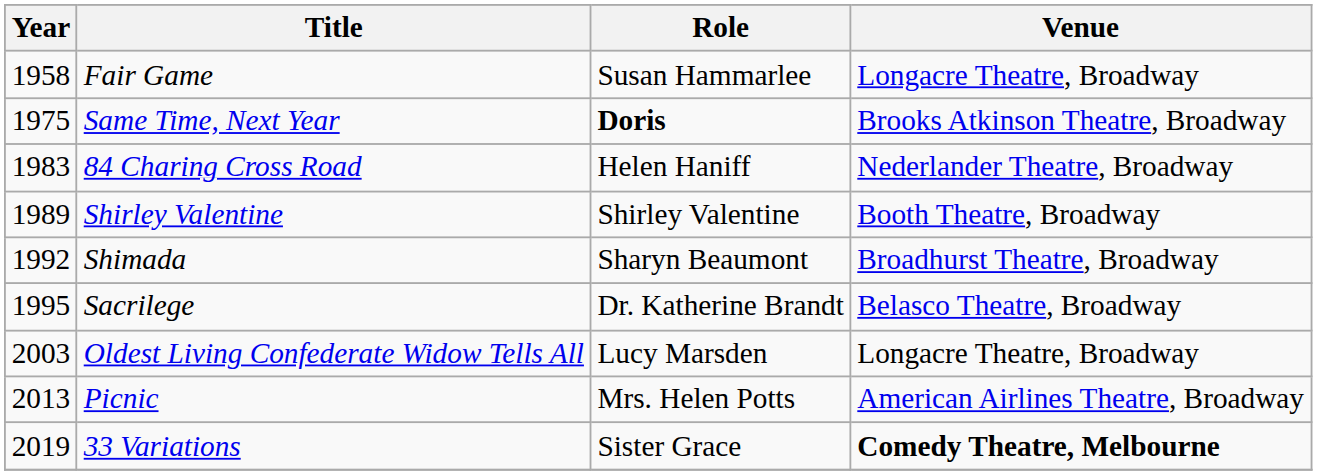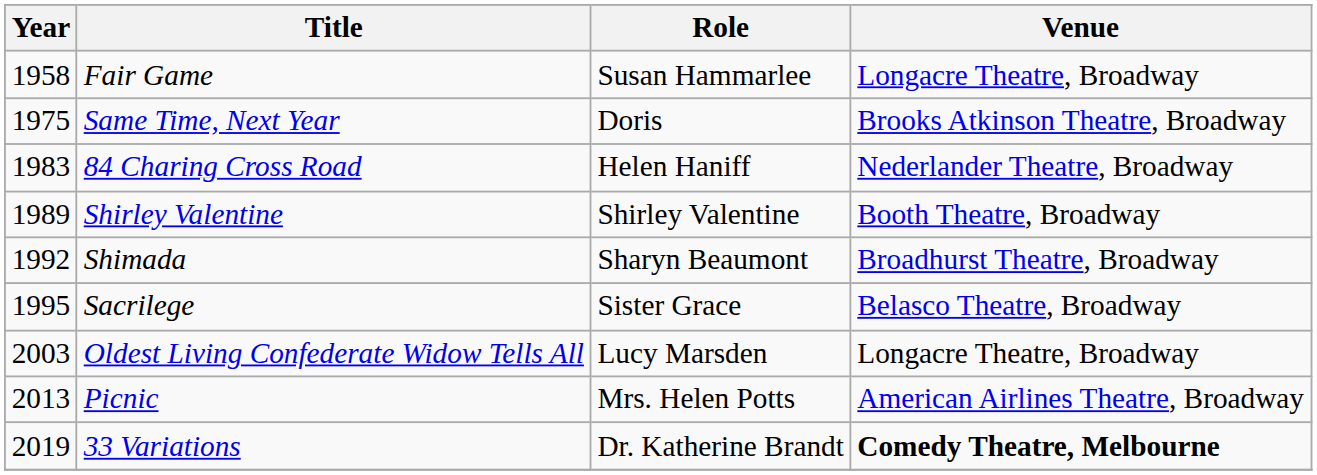(632, 120) bold -> (630, 120) normal
(721, 306) Dr. Katherine Brandt -> (669, 306) Sister Grace
(669, 445) Sister Grace -> (721, 445) Dr. Katherine Brandt
